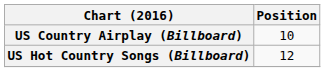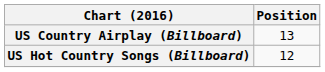(287, 35) 10 -> (287, 35) 13
